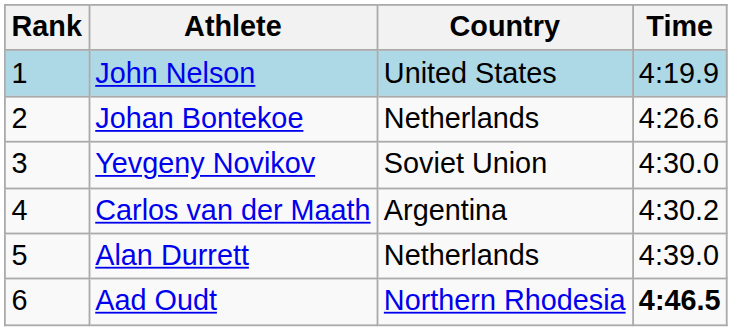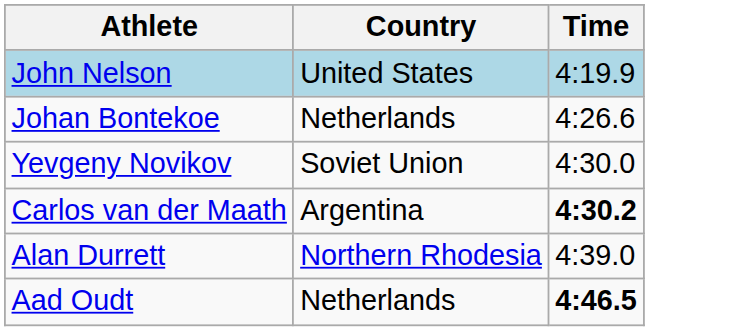- column: (47, 27)
(679, 210) normal -> (596, 210) bold
(462, 255) Netherlands -> (421, 255) Northern Rhodesia
(505, 301) Northern Rhodesia -> (378, 301) Netherlands
